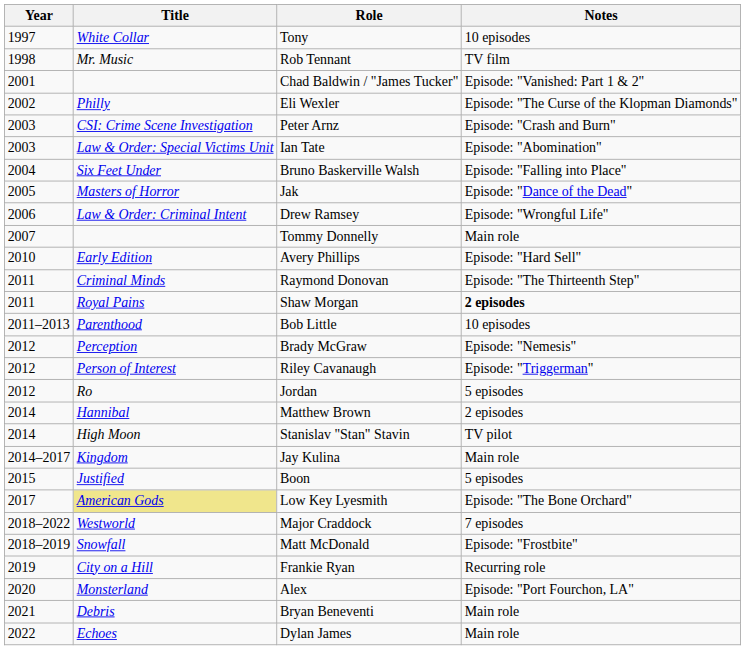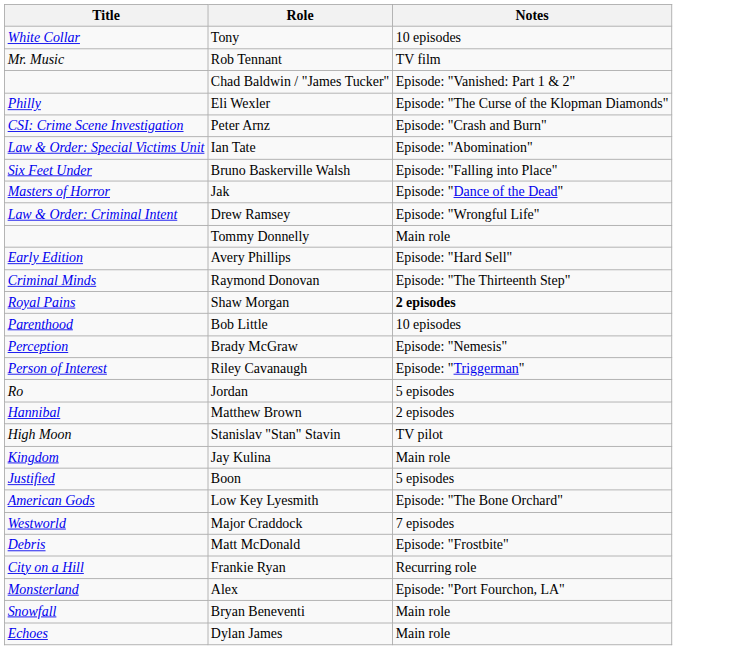- column: (39, 15)
(120, 501) khaki background -> (51, 501) no background
(101, 545) Snowfall -> (27, 545) Debris
(96, 611) Debris -> (32, 611) Snowfall
